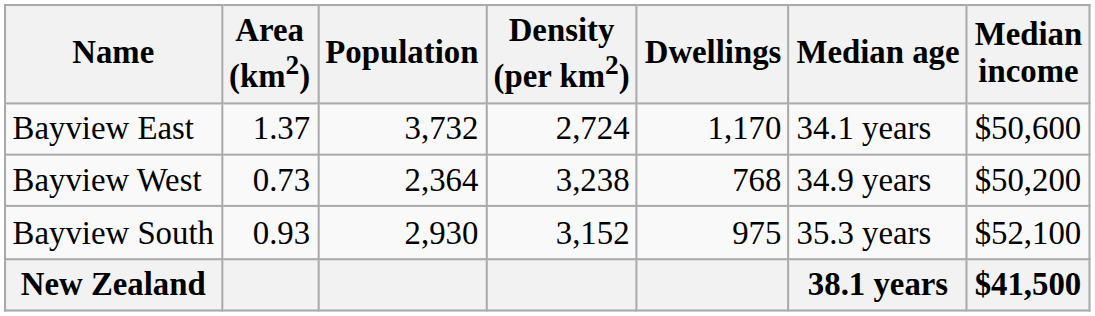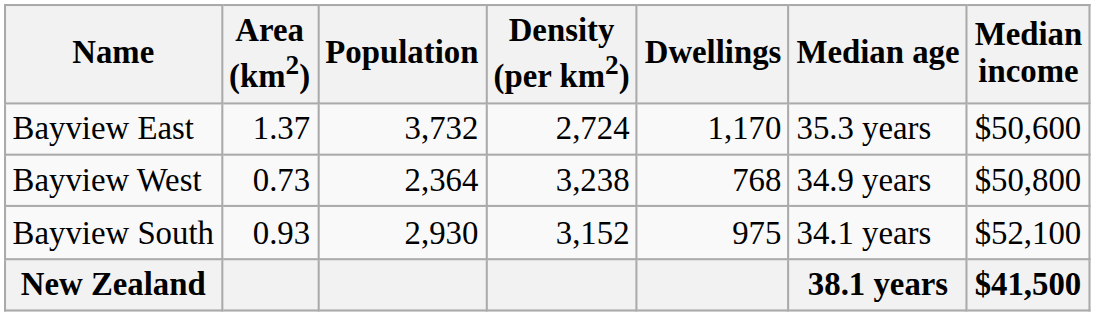(864, 128) 34.1 years -> (864, 128) 35.3 years
(1028, 180) $50,200 -> (1028, 180) $50,800
(864, 232) 35.3 years -> (864, 232) 34.1 years
